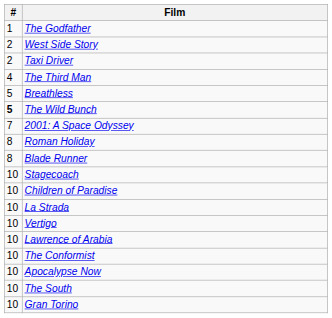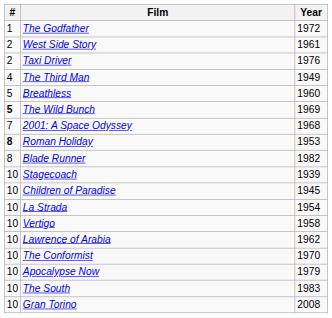+ column: (311, 12)
(10, 142) normal -> (10, 142) bold
